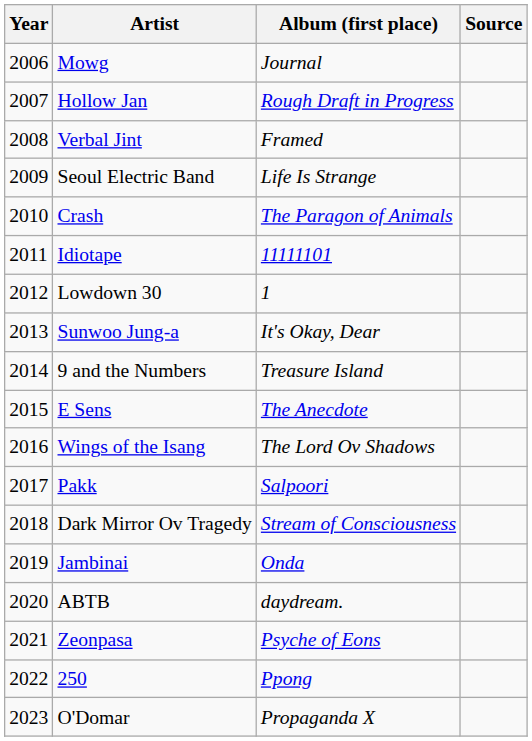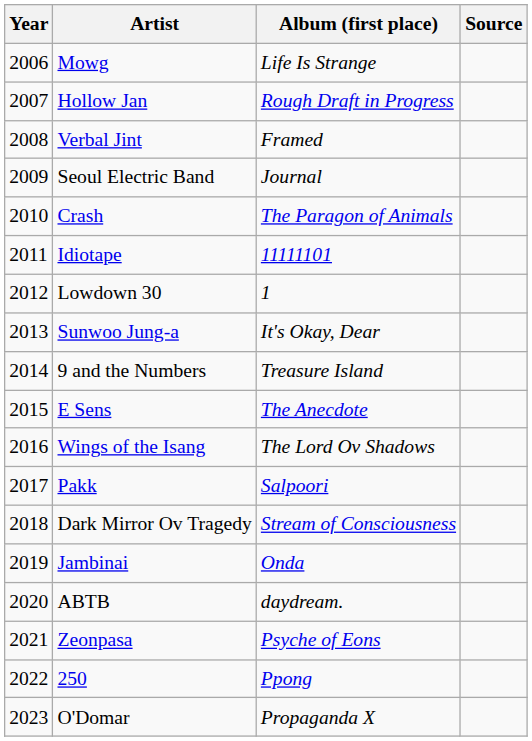(291, 61) Journal -> (319, 61) Life Is Strange
(319, 177) Life Is Strange -> (291, 177) Journal
